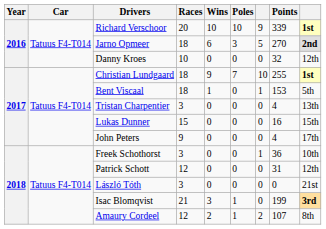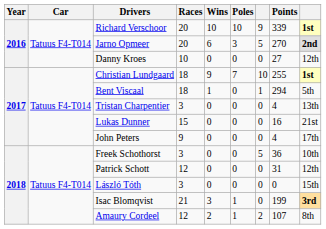(183, 43) 18 -> (183, 43) 20
(277, 59) 32 -> (277, 59) 27
(279, 90) 153 -> (279, 90) 294
(310, 121) 15th -> (310, 121) 21st
(260, 153) 1 -> (260, 153) 5
(310, 184) 21st -> (310, 184) 15th
